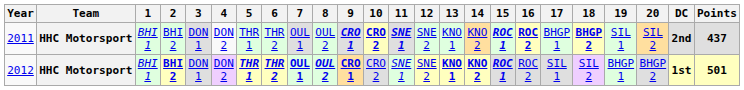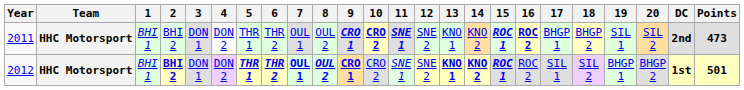(589, 39) bold -> (589, 39) normal
(717, 39) 437 -> (717, 39) 473
